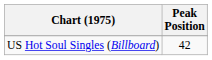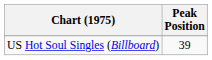(185, 45) 42 -> (185, 45) 39
